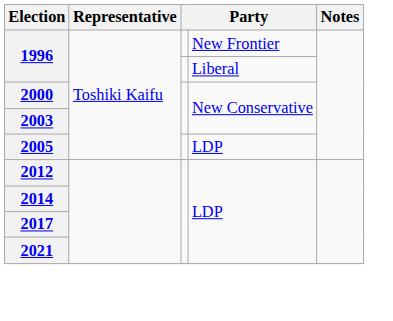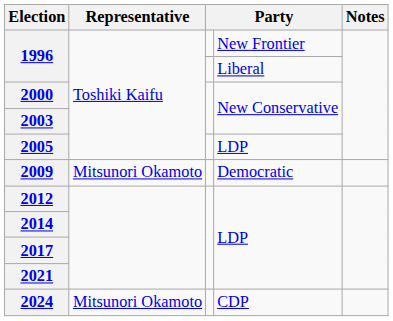+ row: (37, 172)
+ row: (37, 302)
